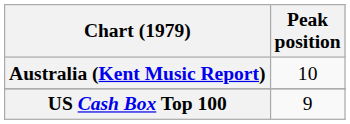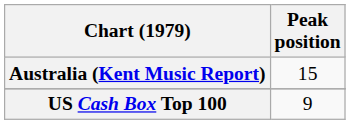(308, 72) 10 -> (308, 72) 15
